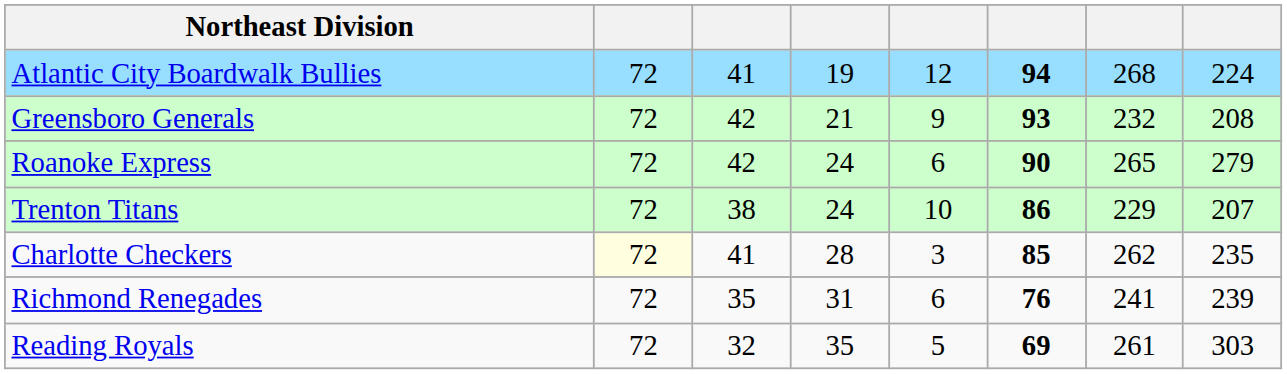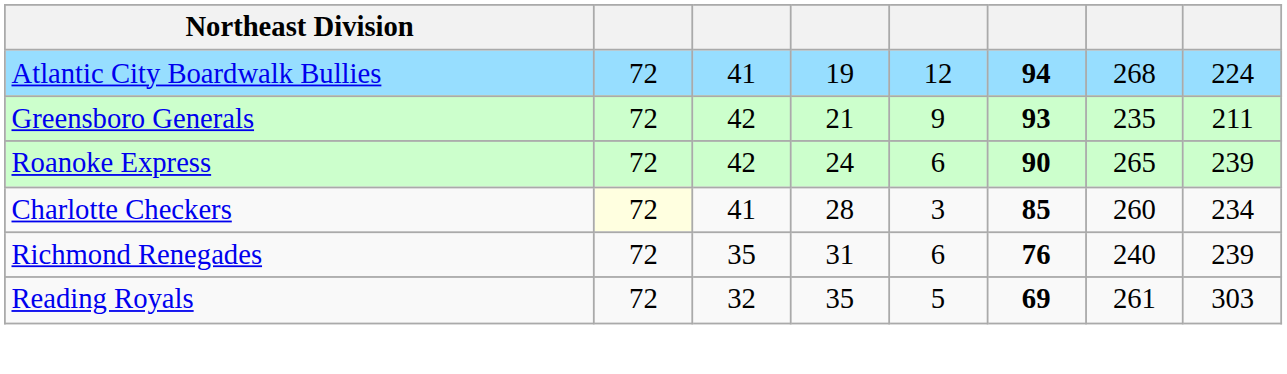(1134, 118) 232 -> (1134, 118) 235
(1233, 118) 208 -> (1233, 118) 211
(1233, 163) 279 -> (1233, 163) 239
- row: (95, 208)
(1134, 254) 262 -> (1134, 208) 260
(1233, 254) 235 -> (1233, 208) 234
(1134, 299) 241 -> (1134, 254) 240
